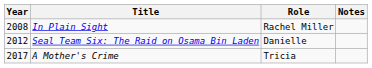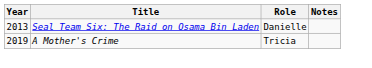- row: (70, 26)
(17, 41) 2012 -> (17, 26) 2013
(17, 56) 2017 -> (17, 41) 2019
